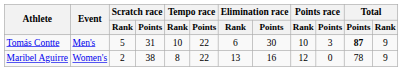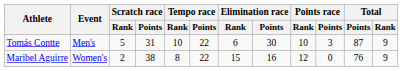(358, 43) bold -> (358, 43) normal
(235, 58) 13 -> (235, 58) 15
(358, 58) 78 -> (358, 58) 76
